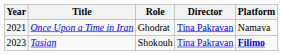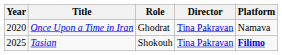(16, 27) 2021 -> (16, 27) 2020
(16, 43) 2023 -> (16, 43) 2025
